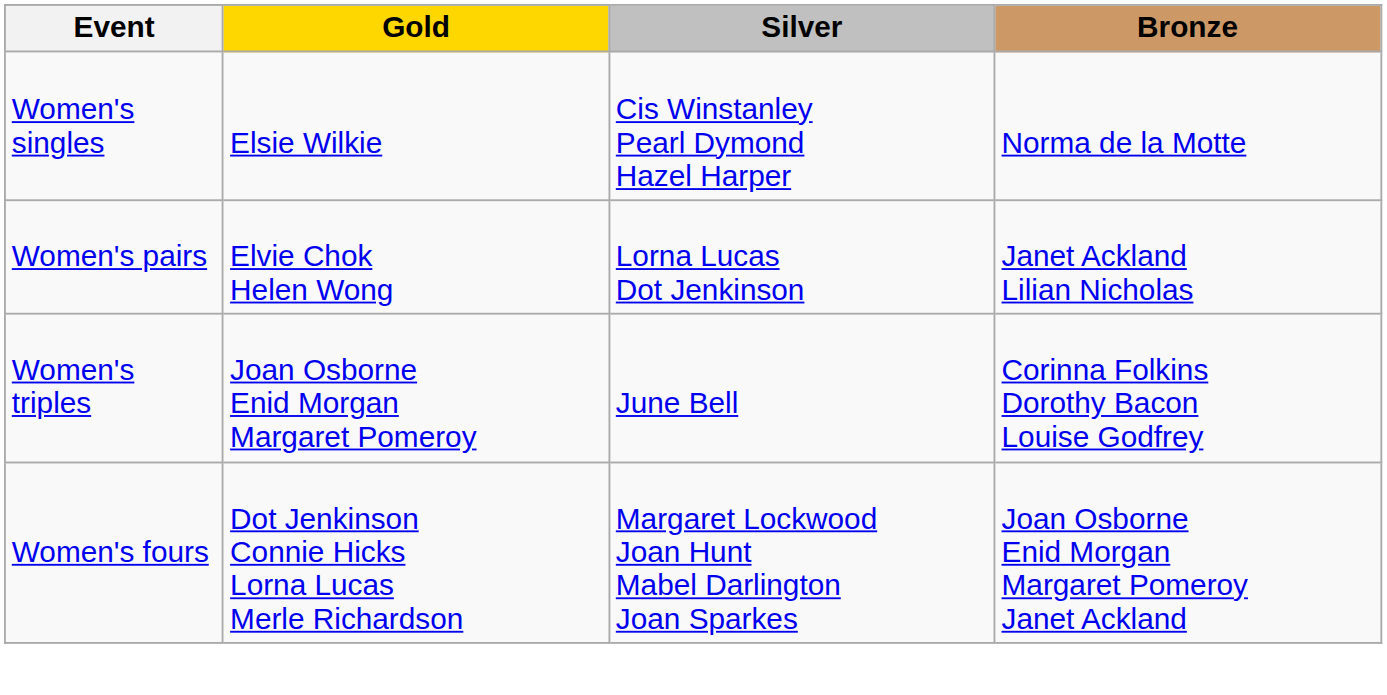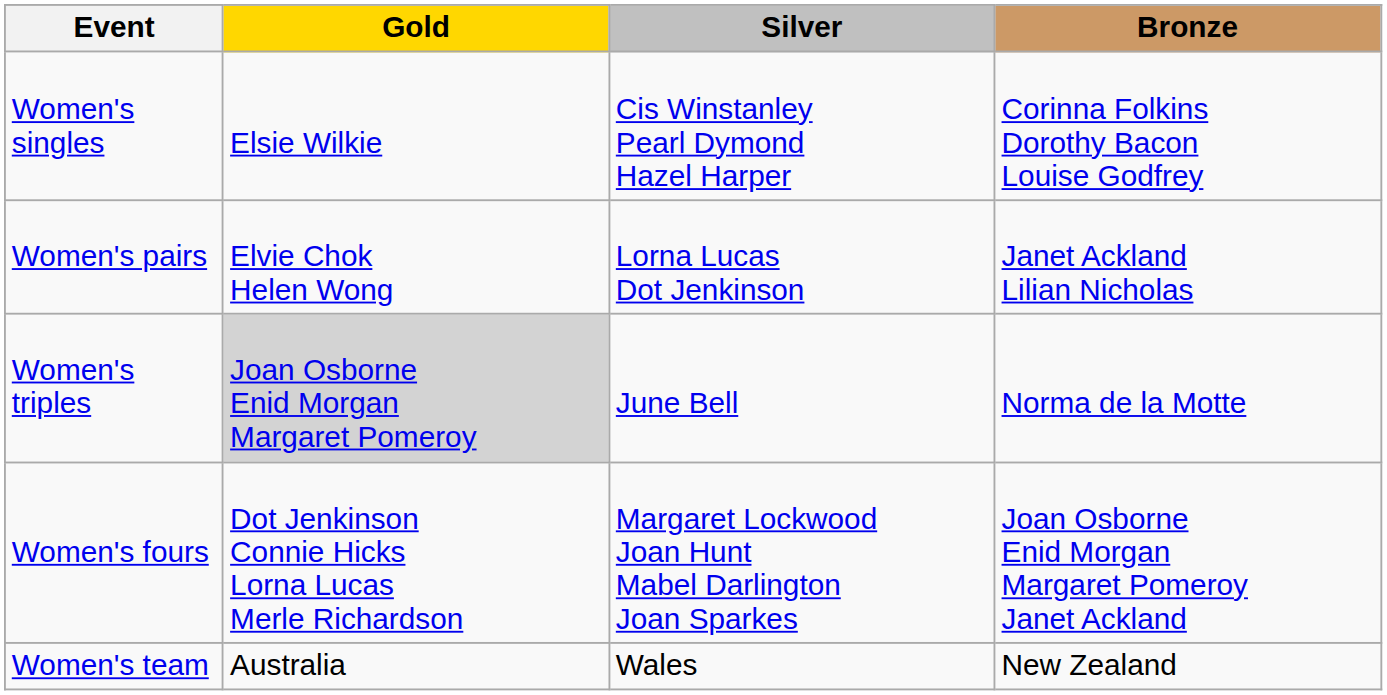(1124, 142) Norma de la Motte -> (1105, 142) Corinna Folkins Dorothy Bacon Louise Godfrey
(353, 404) no background -> (353, 404) lightgrey background
(1105, 404) Corinna Folkins Dorothy Bacon Louise Godfrey -> (1124, 404) Norma de la Motte
+ row: (110, 665)
